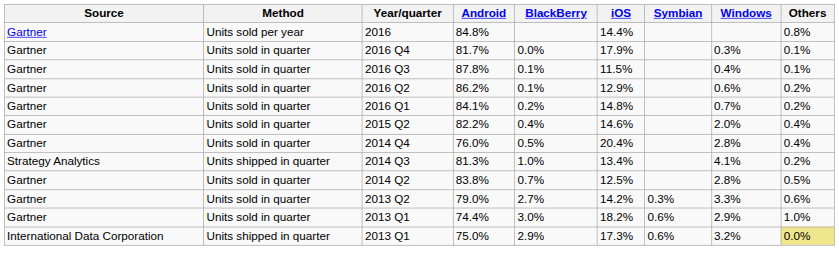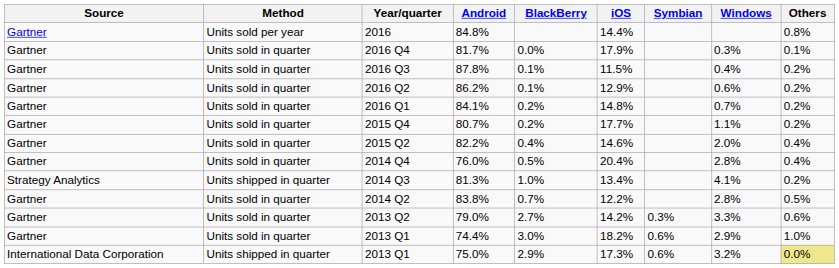(797, 69) 0.1% -> (797, 69) 0.2%
+ row: (472, 124)
(617, 180) 12.5% -> (617, 198) 12.2%
